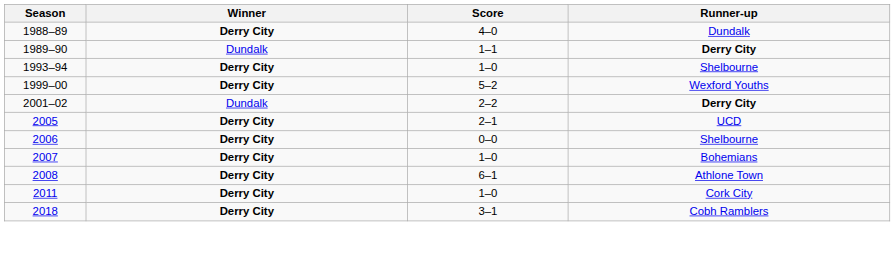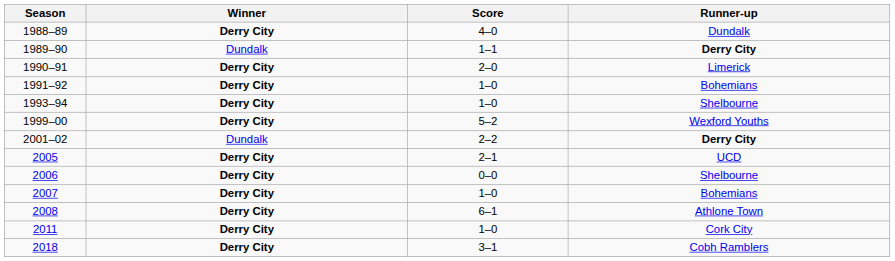+ row: (45, 67)
+ row: (45, 85)
